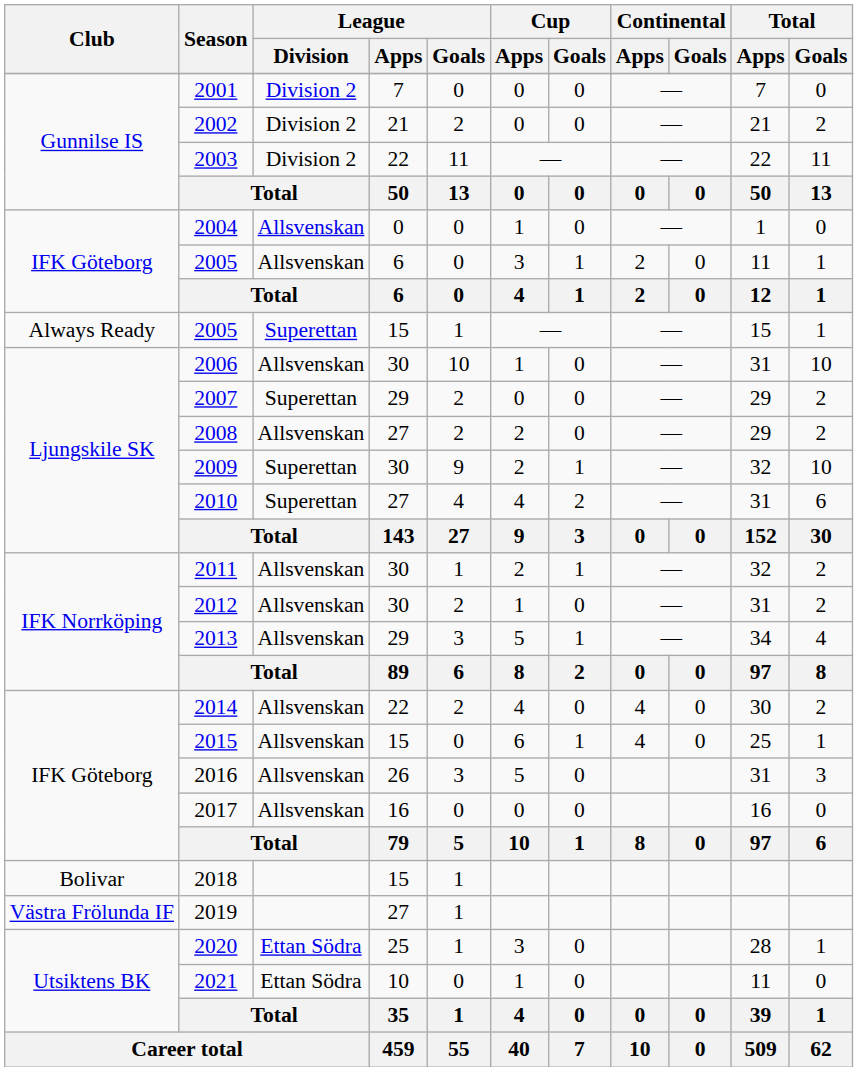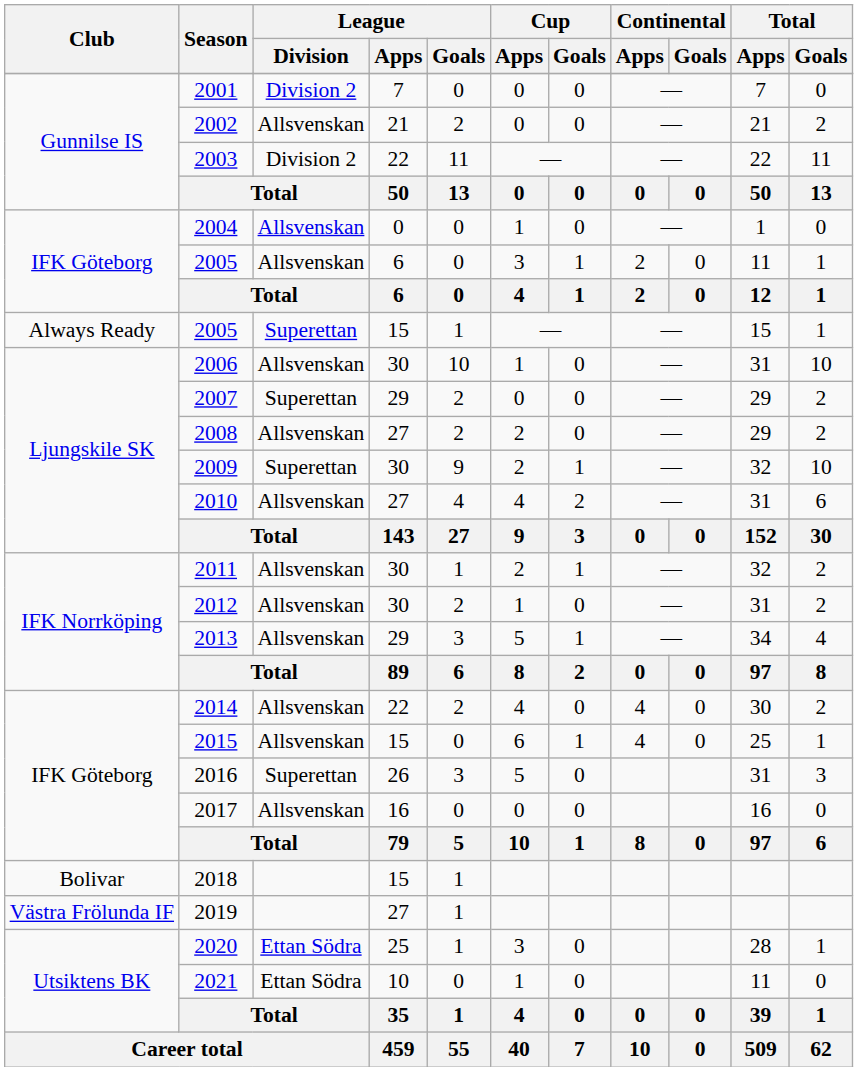(311, 124) Division 2 -> (311, 124) Allsvenskan
(311, 501) Superettan -> (311, 501) Allsvenskan
(311, 775) Allsvenskan -> (311, 775) Superettan
